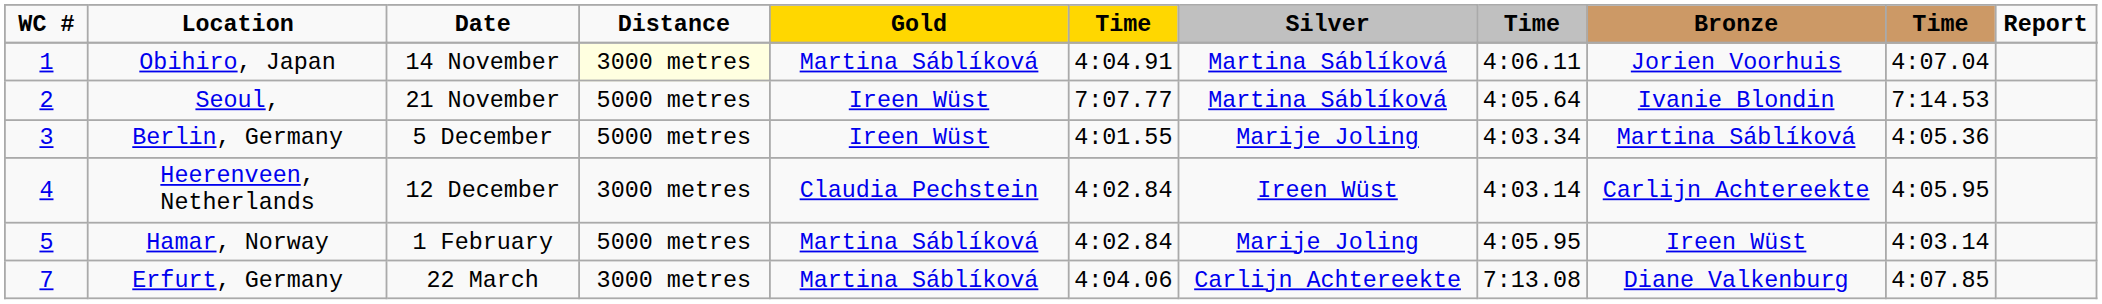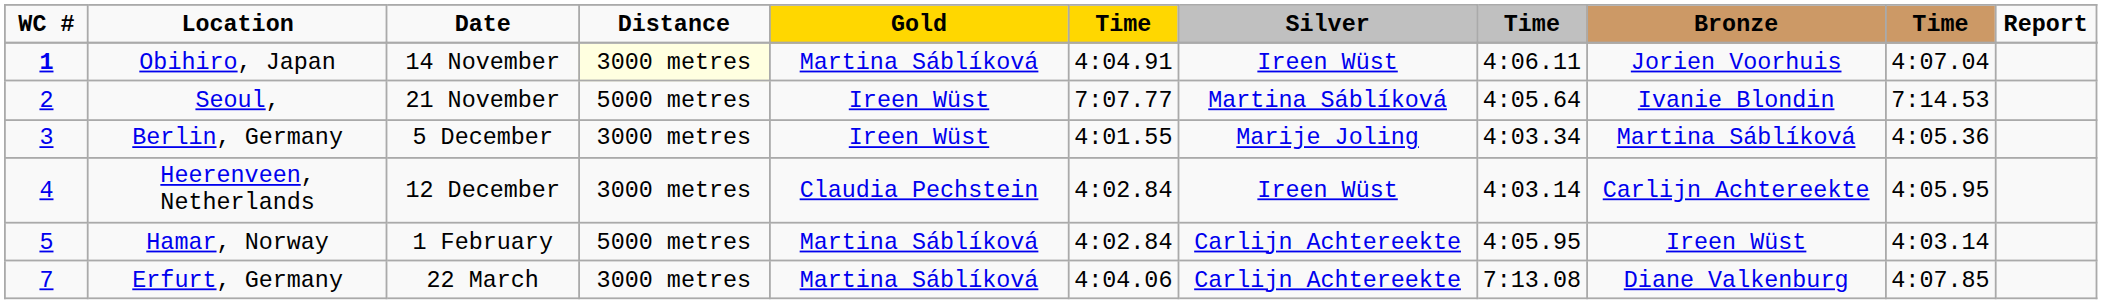(46, 62) normal -> (46, 62) bold
(1328, 62) Martina Sáblíková -> (1328, 62) Ireen Wüst
(674, 138) 5000 metres -> (674, 138) 3000 metres
(1328, 242) Marije Joling -> (1328, 242) Carlijn Achtereekte
